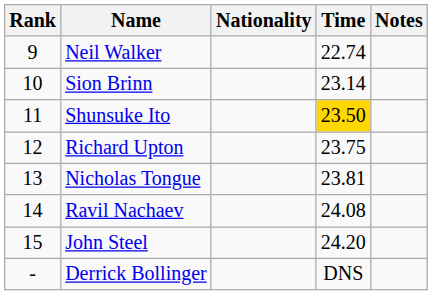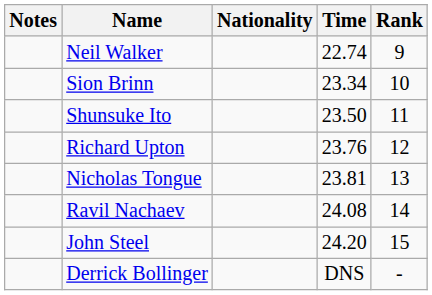columns swapped: (33, 20) <-> (399, 20)
(343, 83) 23.14 -> (344, 83) 23.34
(343, 115) gold background -> (344, 115) no background
(343, 147) 23.75 -> (344, 147) 23.76
